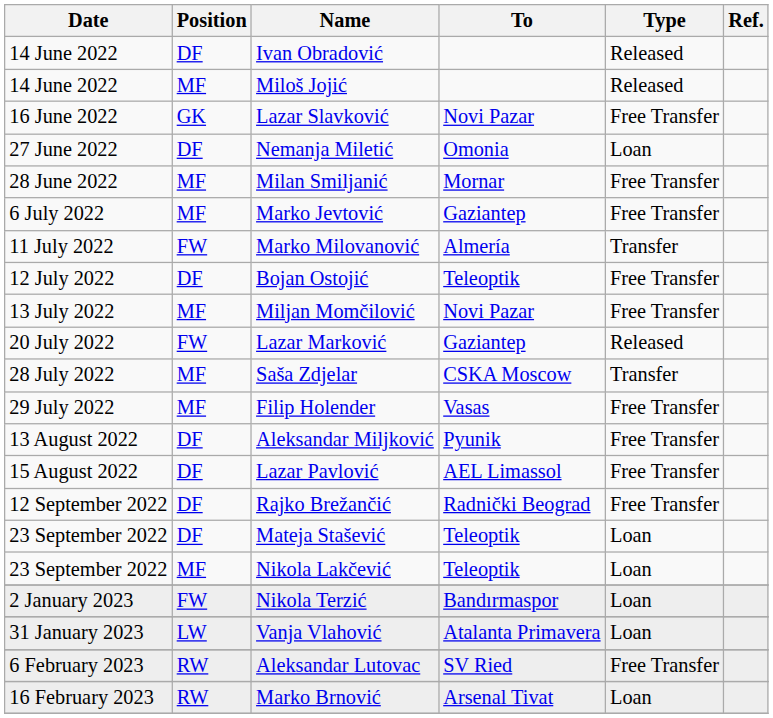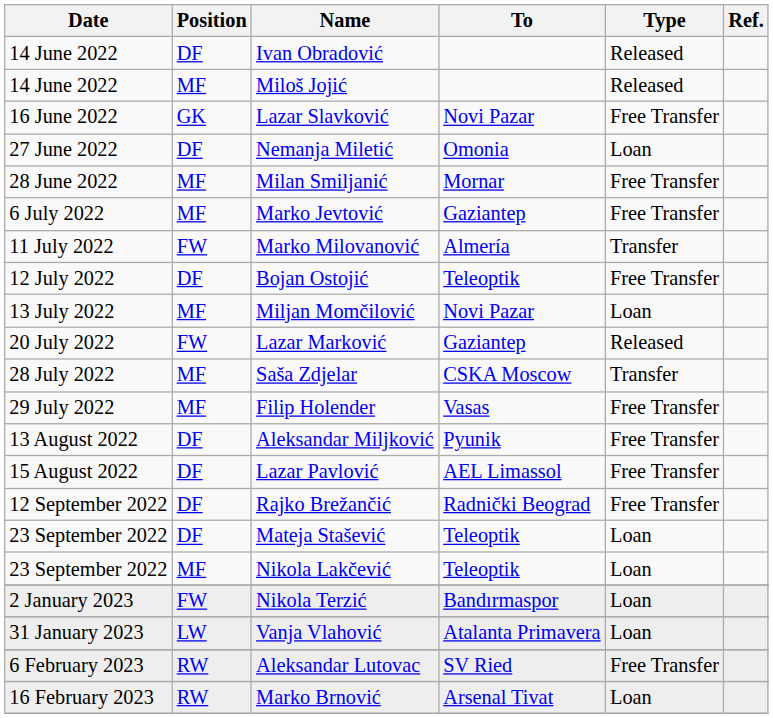(664, 310) Free Transfer -> (631, 310) Loan
